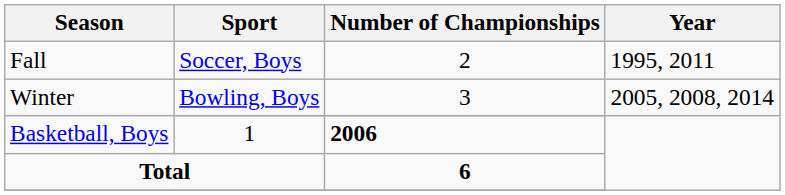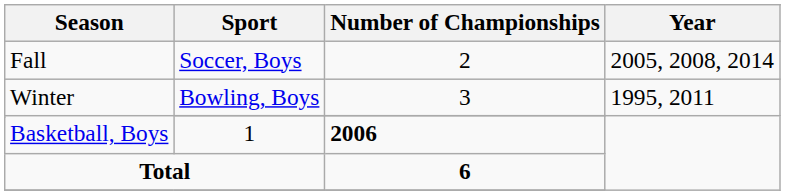(663, 60) 1995, 2011 -> (692, 60) 2005, 2008, 2014
(692, 97) 2005, 2008, 2014 -> (663, 97) 1995, 2011
